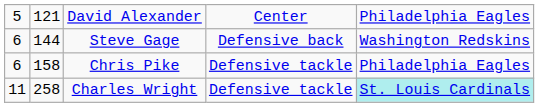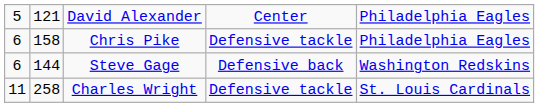rows swapped: (135, 41) <-> (135, 65)
(445, 90) paleturquoise background -> (445, 90) no background
